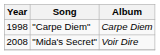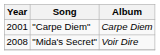(17, 27) 1998 -> (17, 27) 2001
